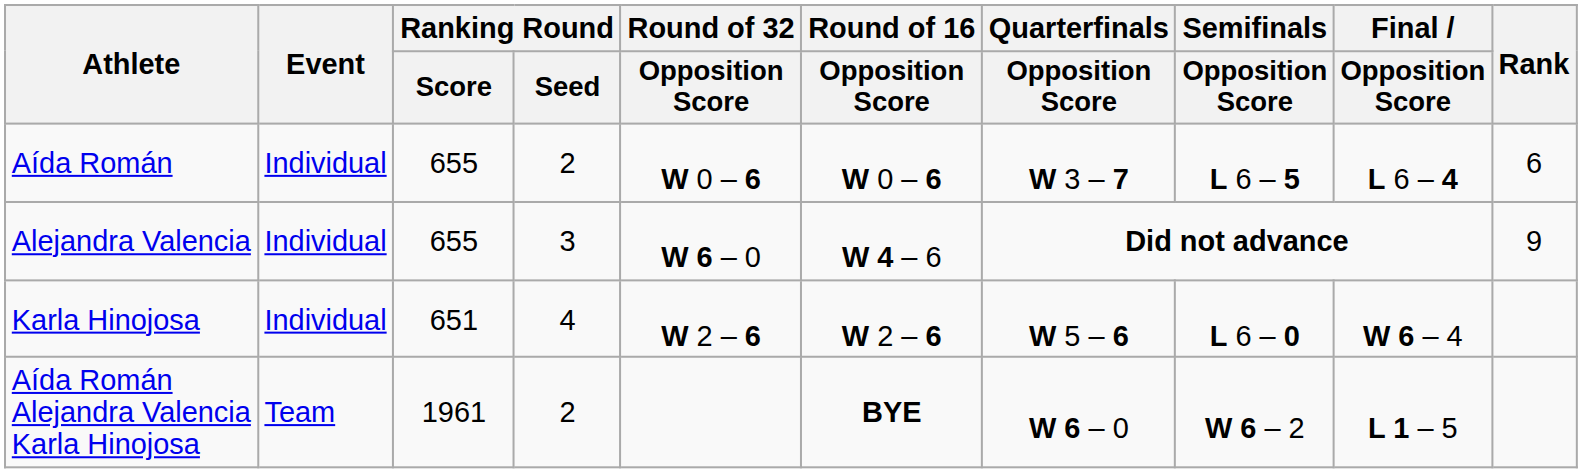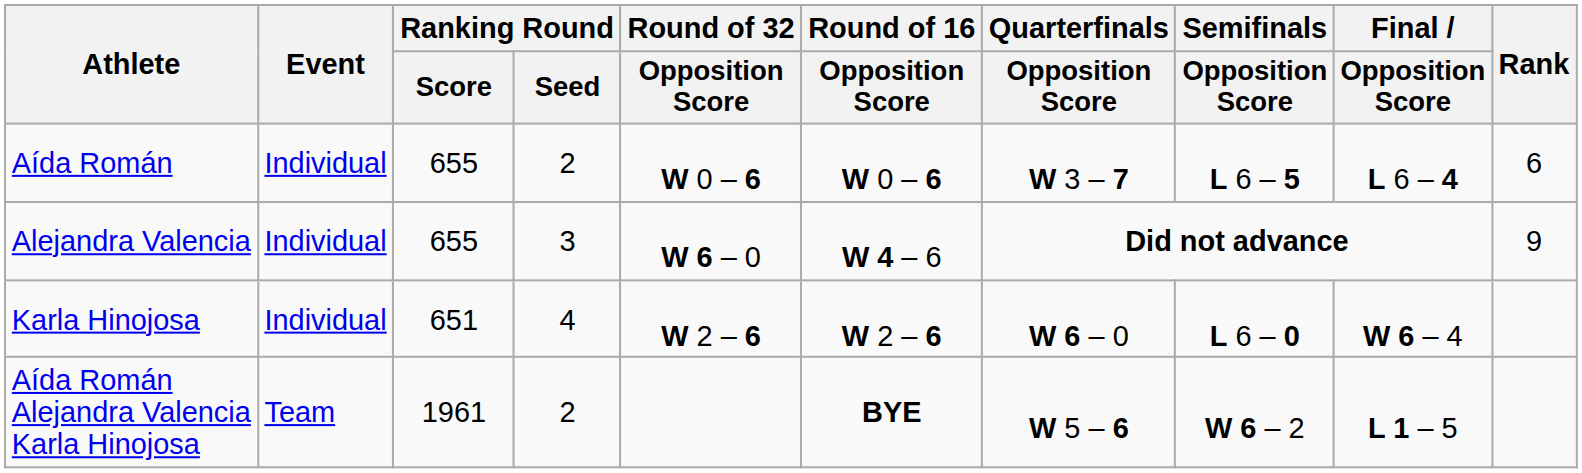(1079, 335) W 5 – 6 -> (1079, 335) W 6 – 0
(1079, 429) W 6 – 0 -> (1079, 429) W 5 – 6
